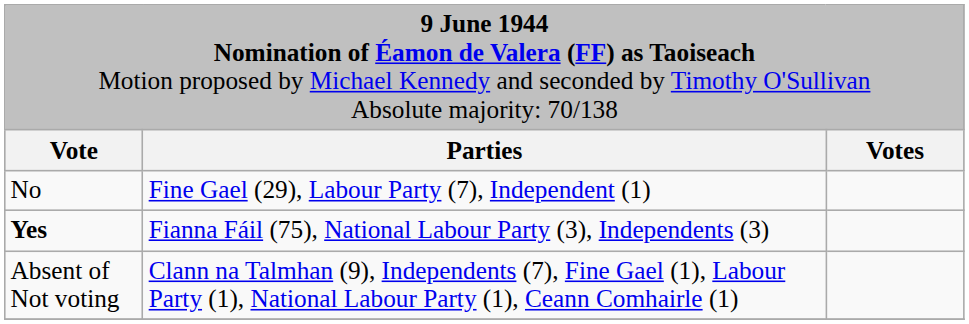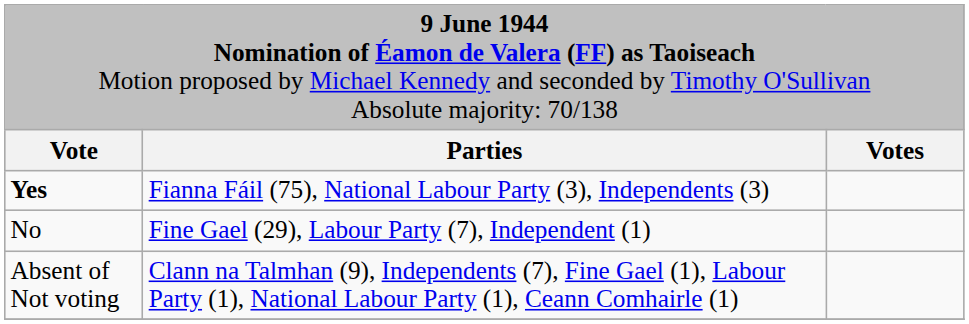rows swapped: (29, 230) <-> (26, 190)
